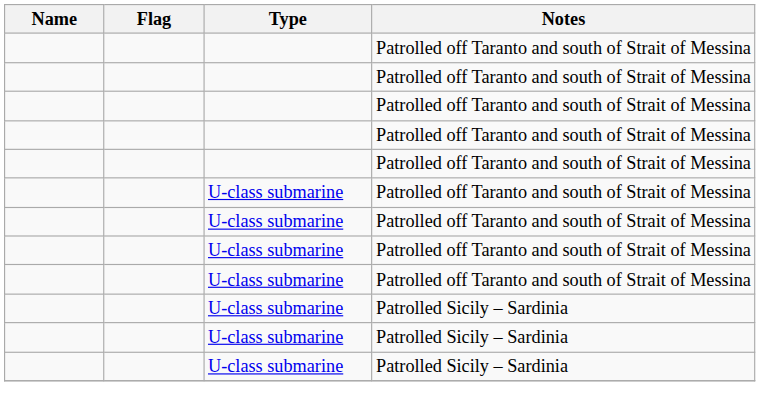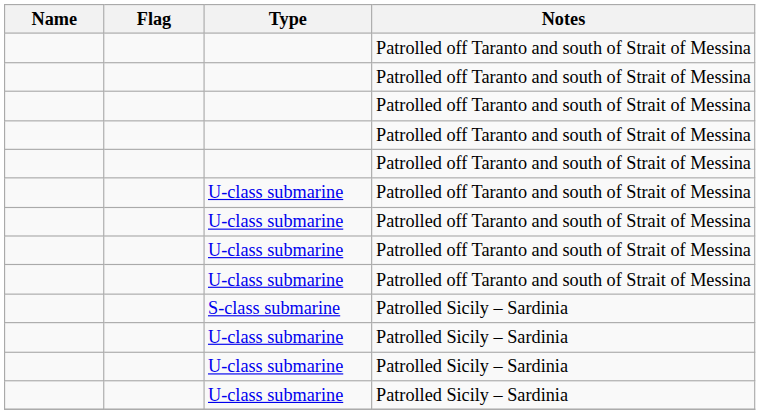+ row: (274, 308)
